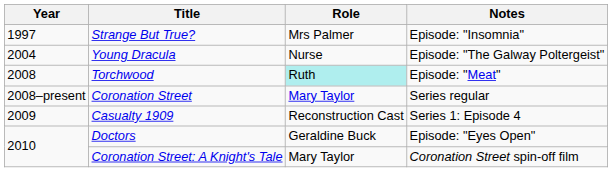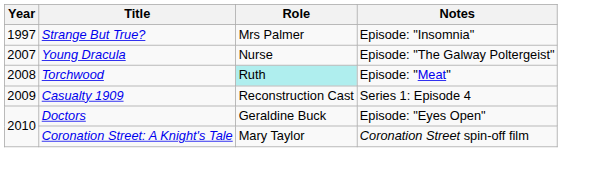(22, 55) 2004 -> (22, 55) 2007
- row: (142, 95)
